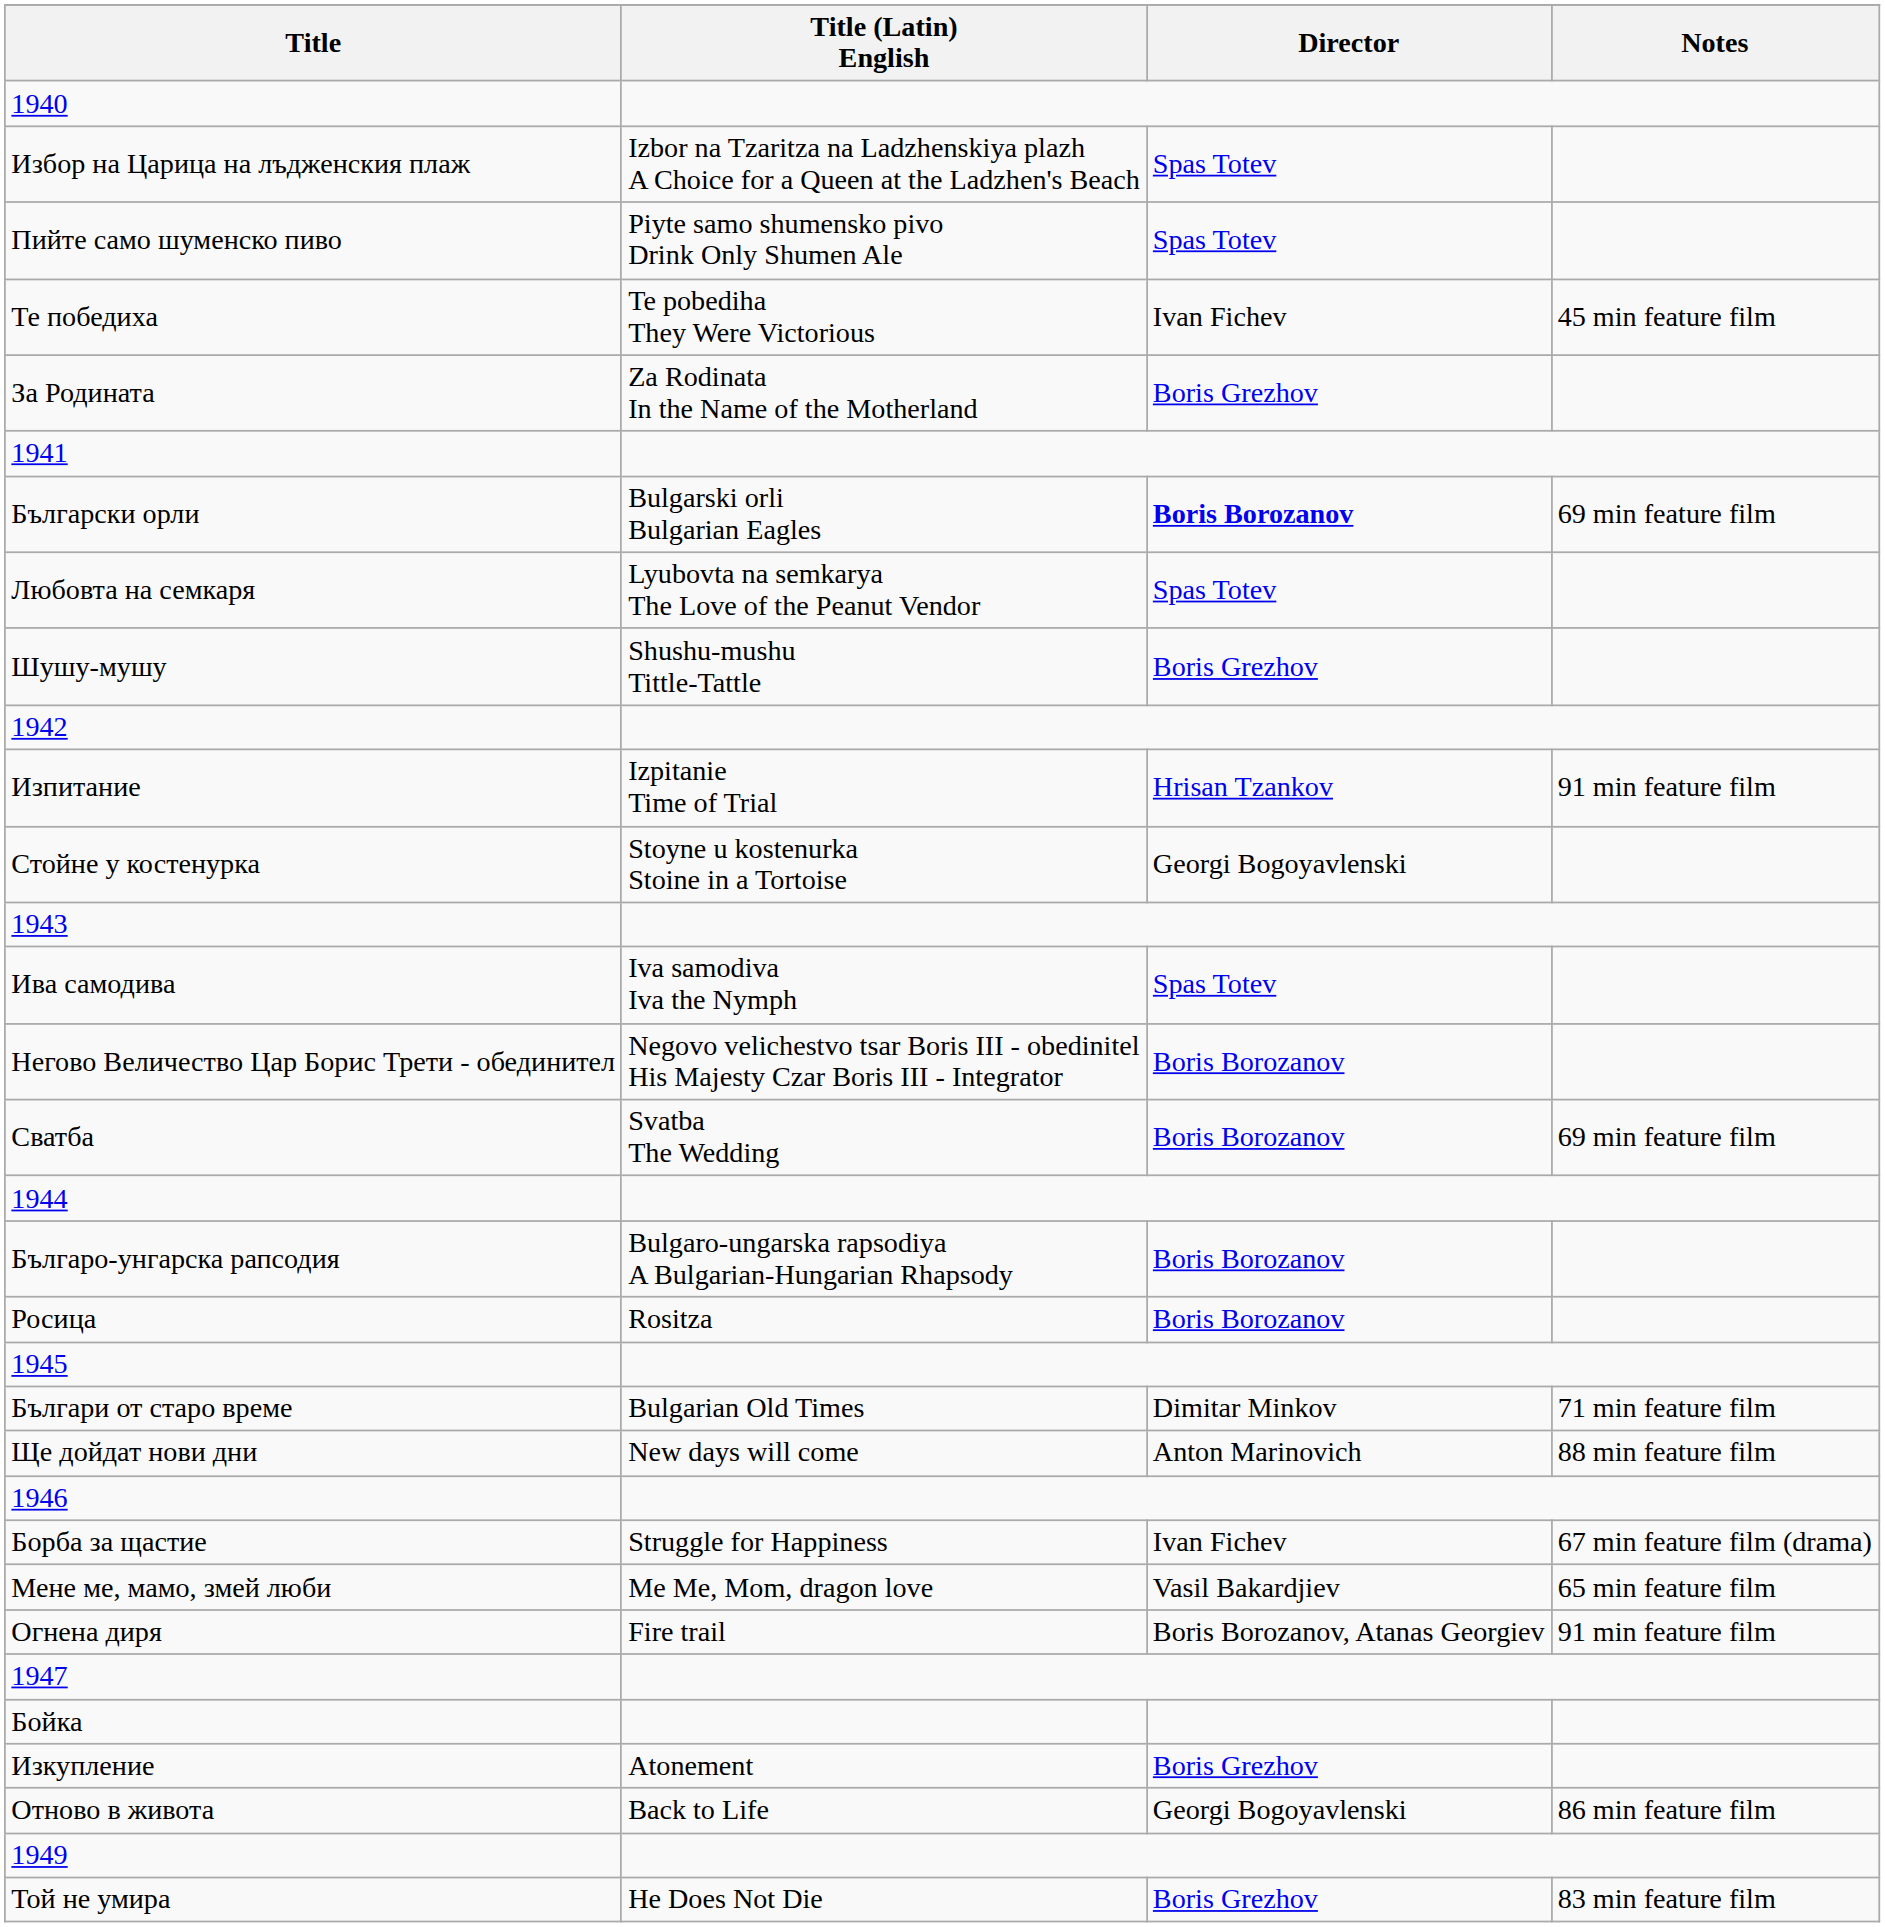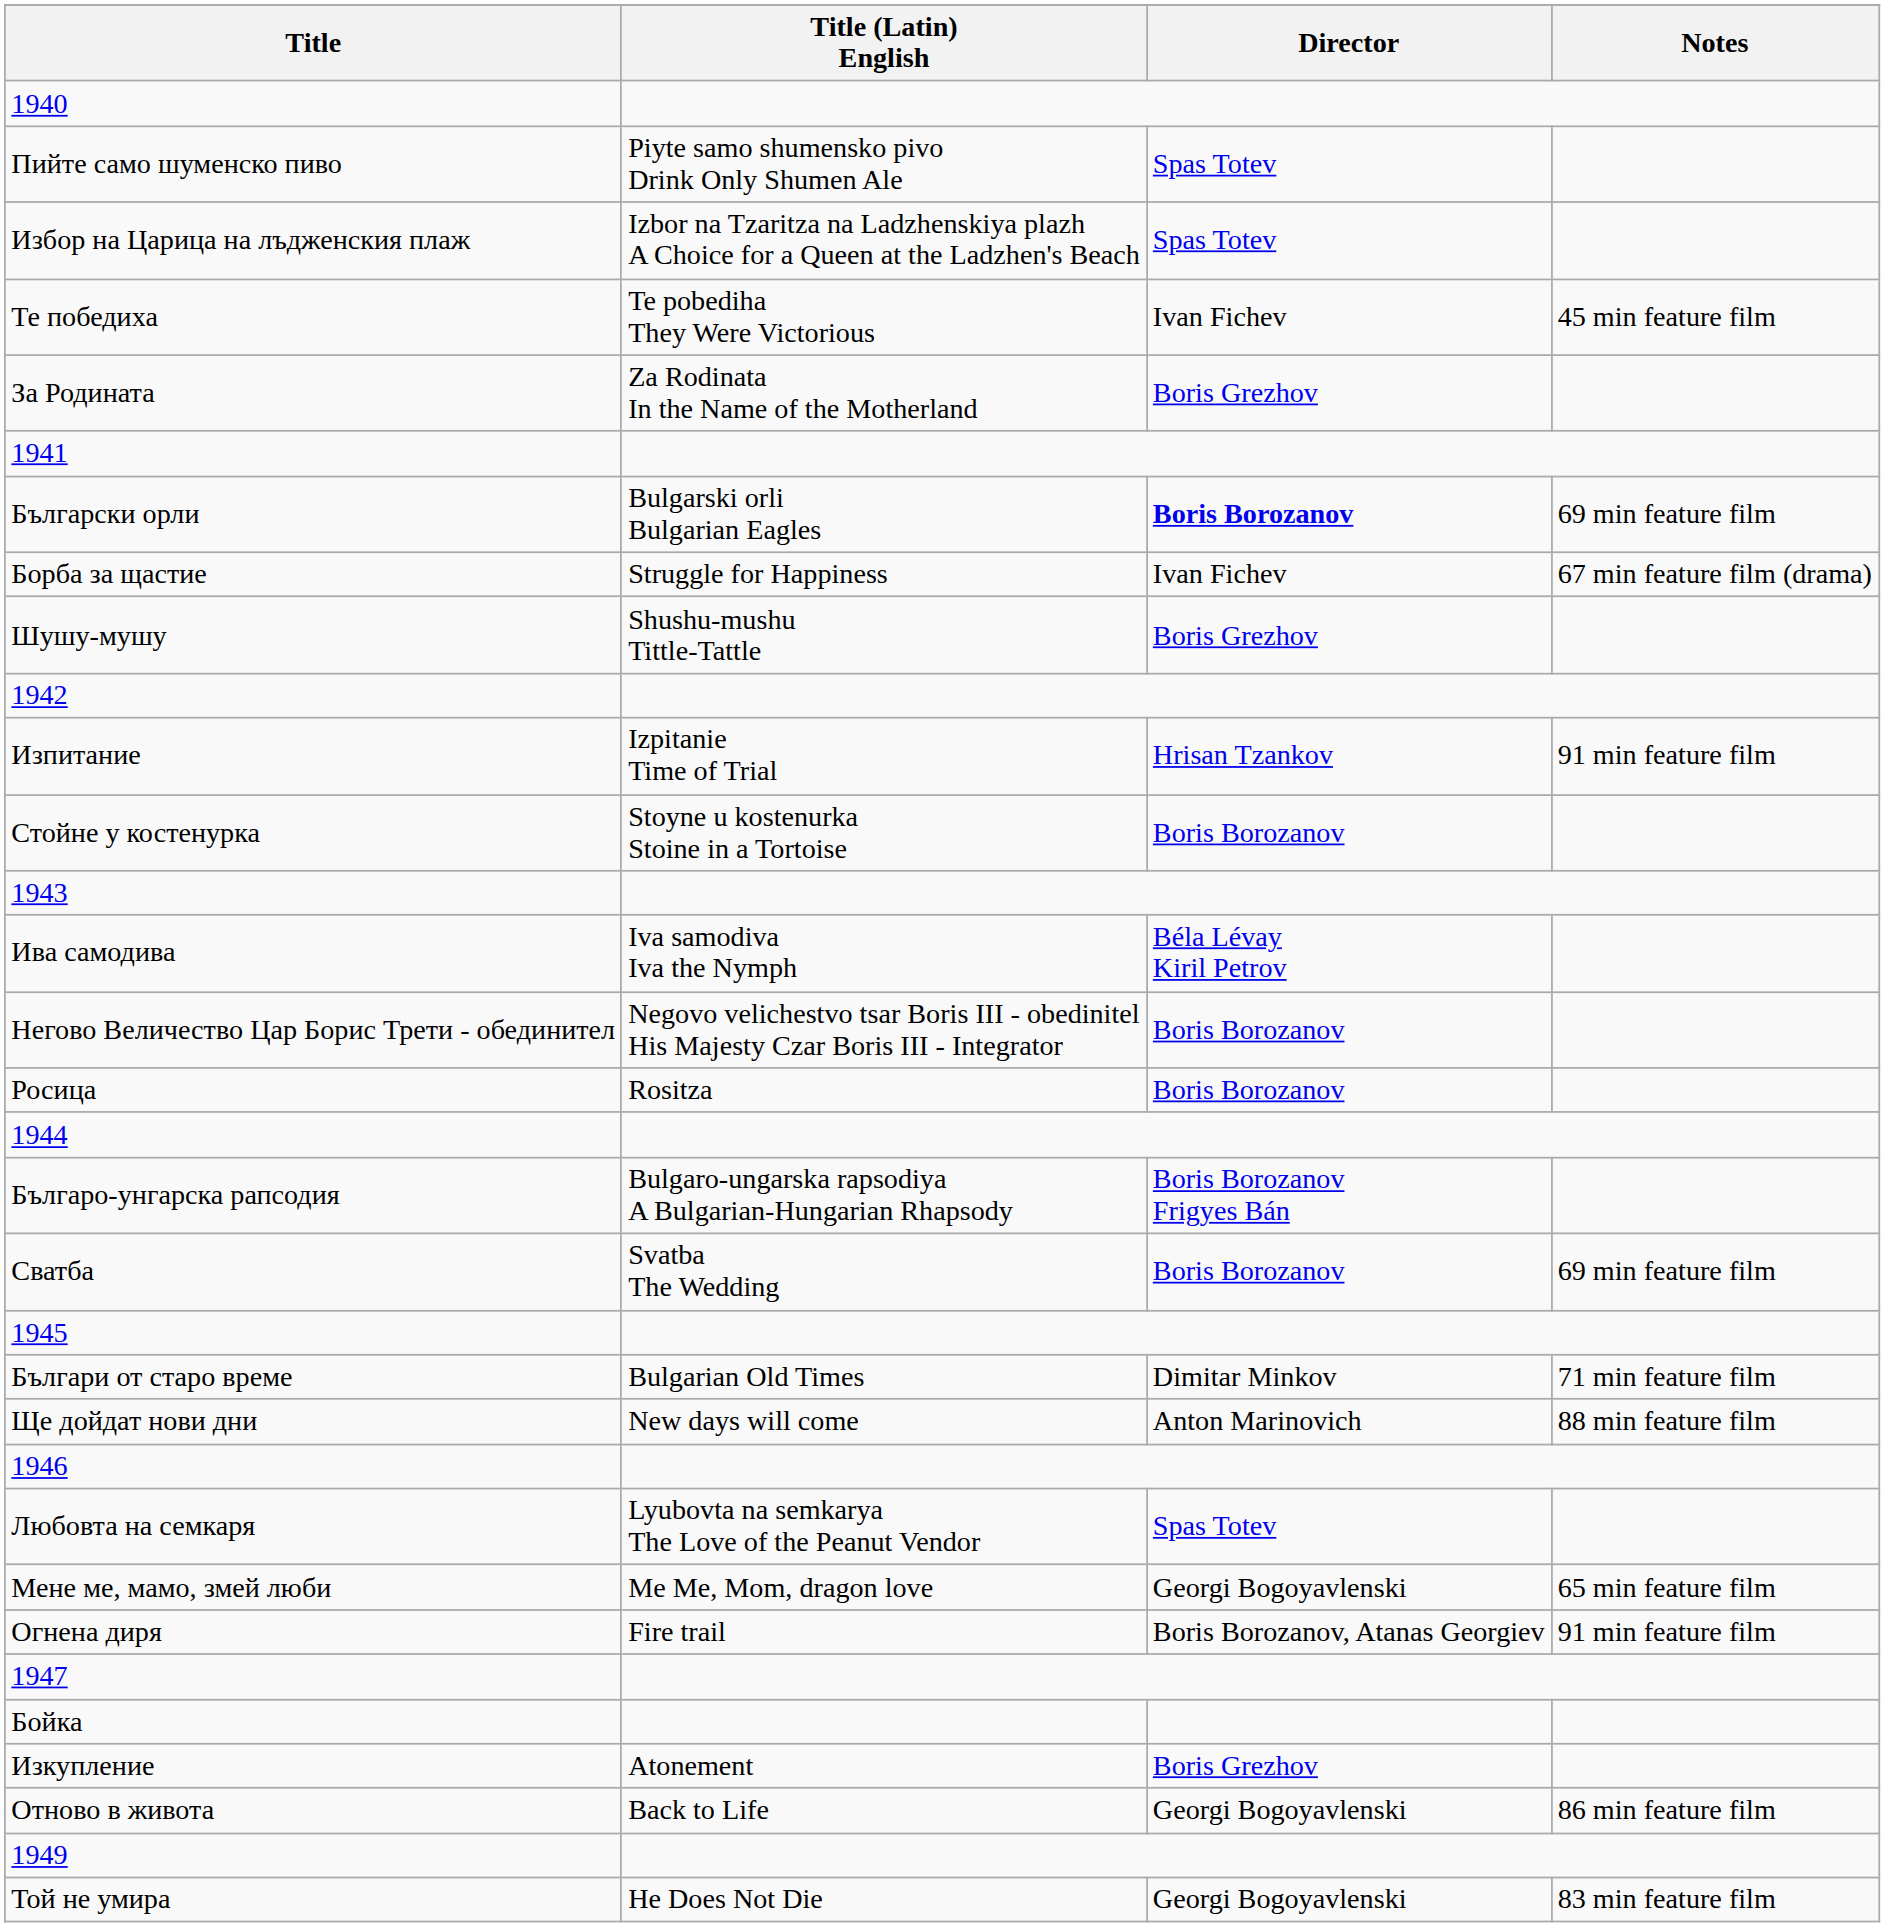rows swapped: (241, 163) <-> (177, 240)
rows swapped: (133, 590) <-> (109, 1542)
(1280, 863) Georgi Bogoyavlenski -> (1249, 832) Boris Borozanov
(1215, 984) Spas Totev -> (1220, 953) Béla Lévay Kiril Petrov
rows swapped: (53, 1137) <-> (54, 1318)
(1249, 1258) Boris Borozanov -> (1249, 1195) Boris Borozanov Frigyes Bán
(1246, 1586) Vasil Bakardjiev -> (1280, 1586) Georgi Bogoyavlenski
(1235, 1899) Boris Grezhov -> (1280, 1899) Georgi Bogoyavlenski
